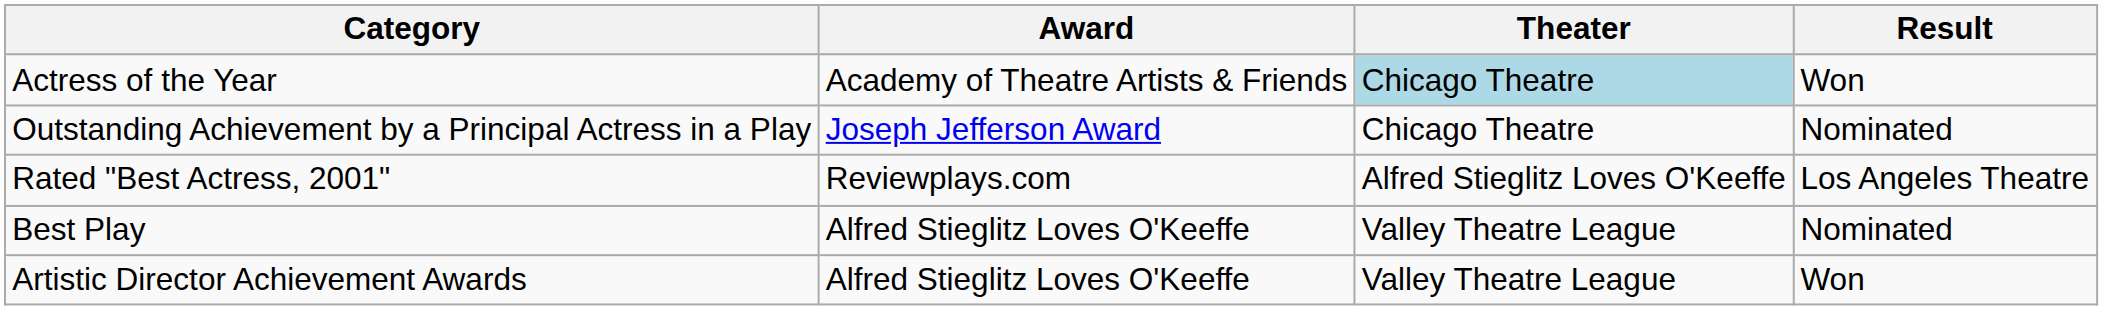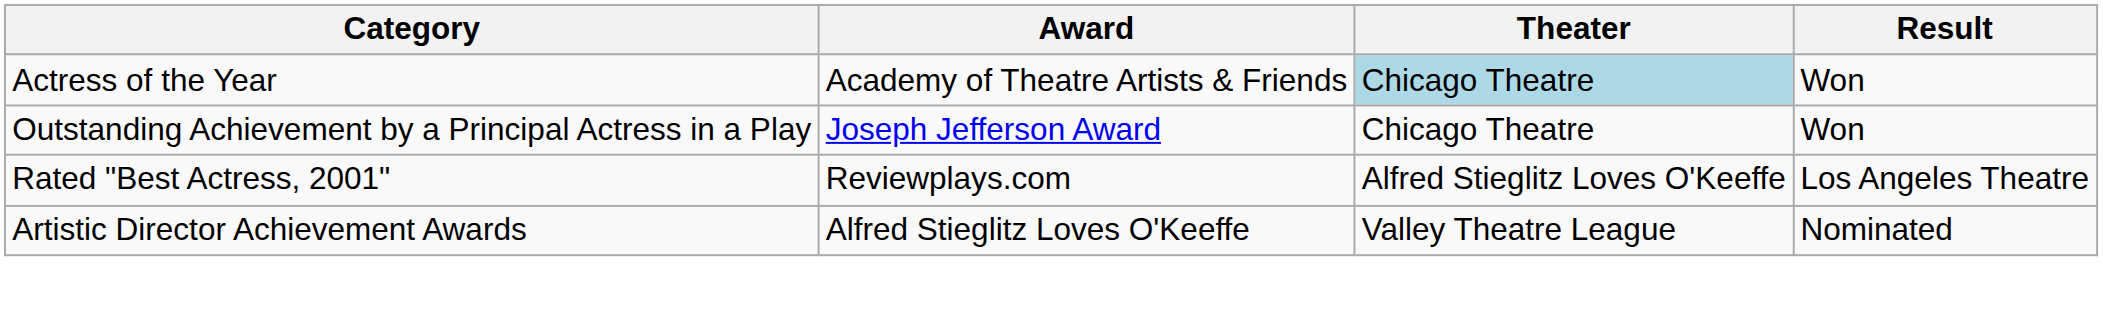(1877, 129) Nominated -> (1833, 129) Won
- row: (79, 229)
(1833, 279) Won -> (1877, 229) Nominated
